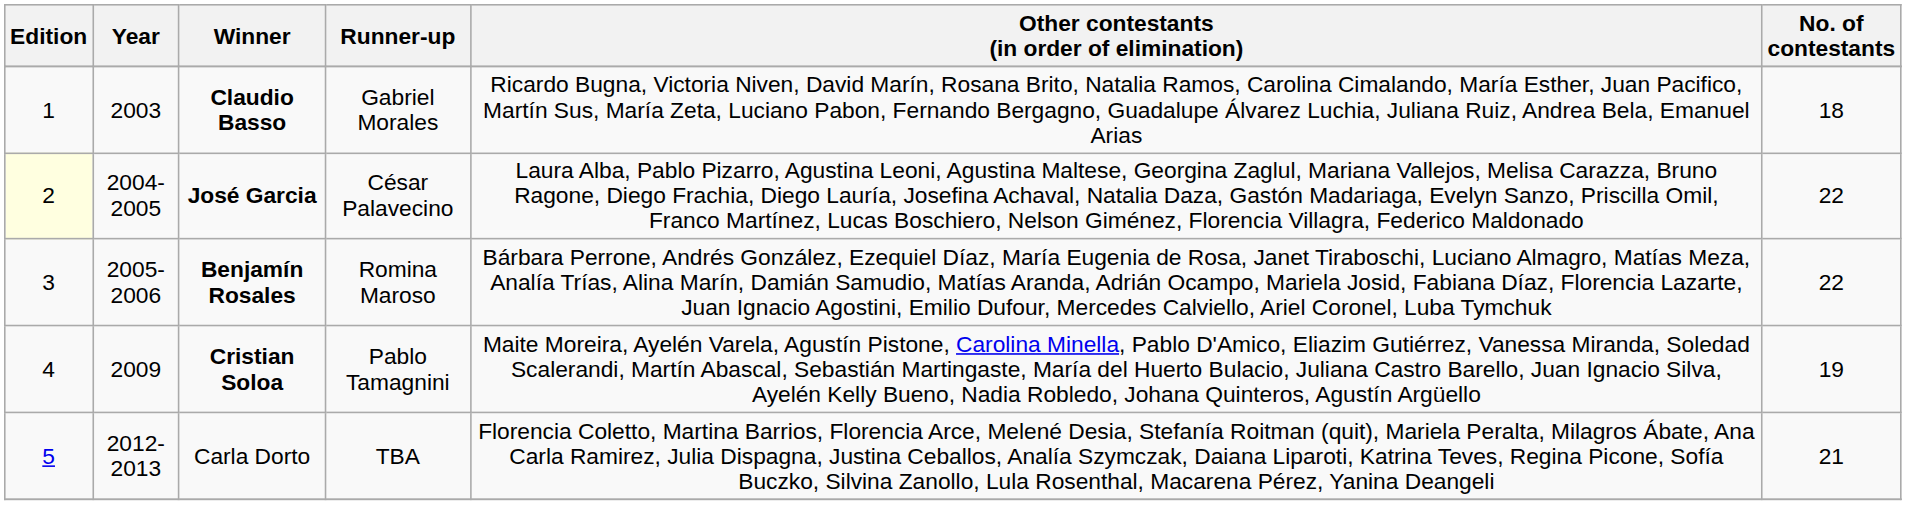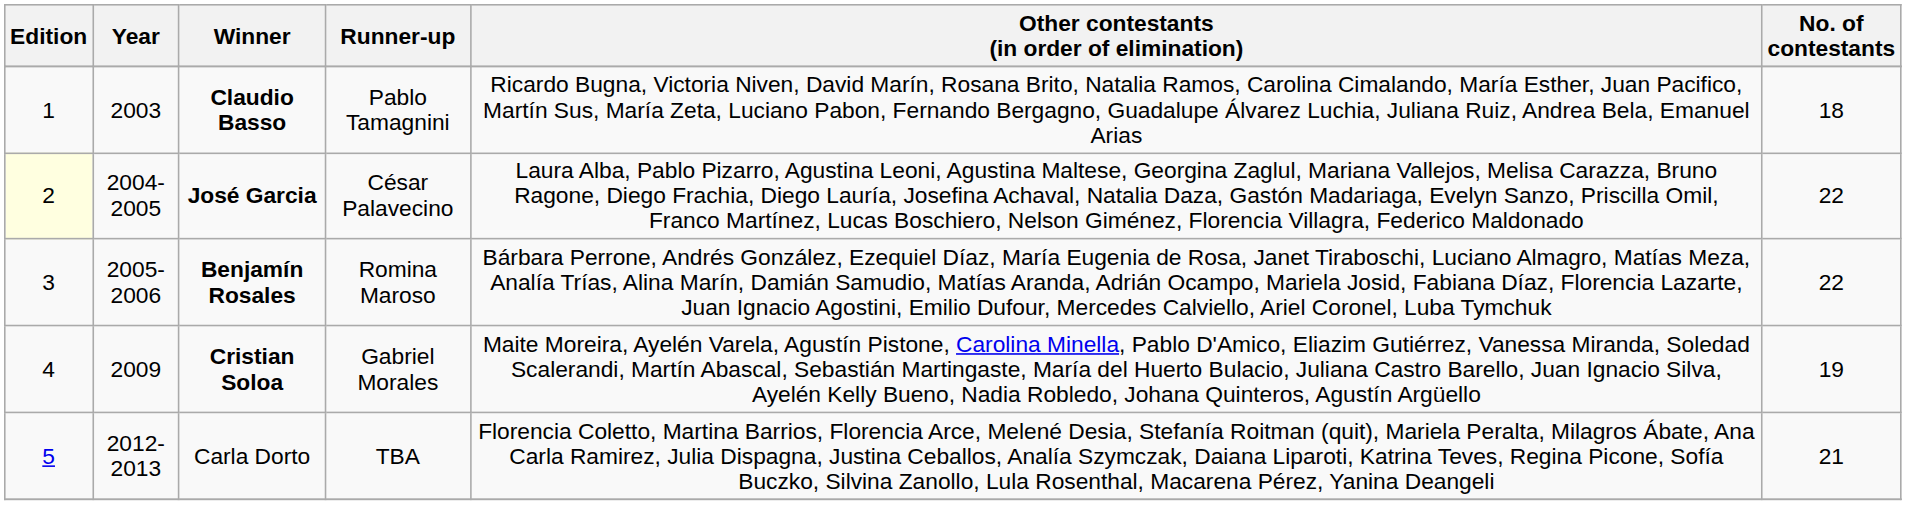(398, 110) Gabriel Morales -> (398, 110) Pablo Tamagnini
(398, 369) Pablo Tamagnini -> (398, 369) Gabriel Morales
